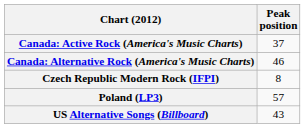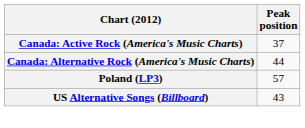(278, 61) 46 -> (278, 61) 44
- row: (131, 79)
